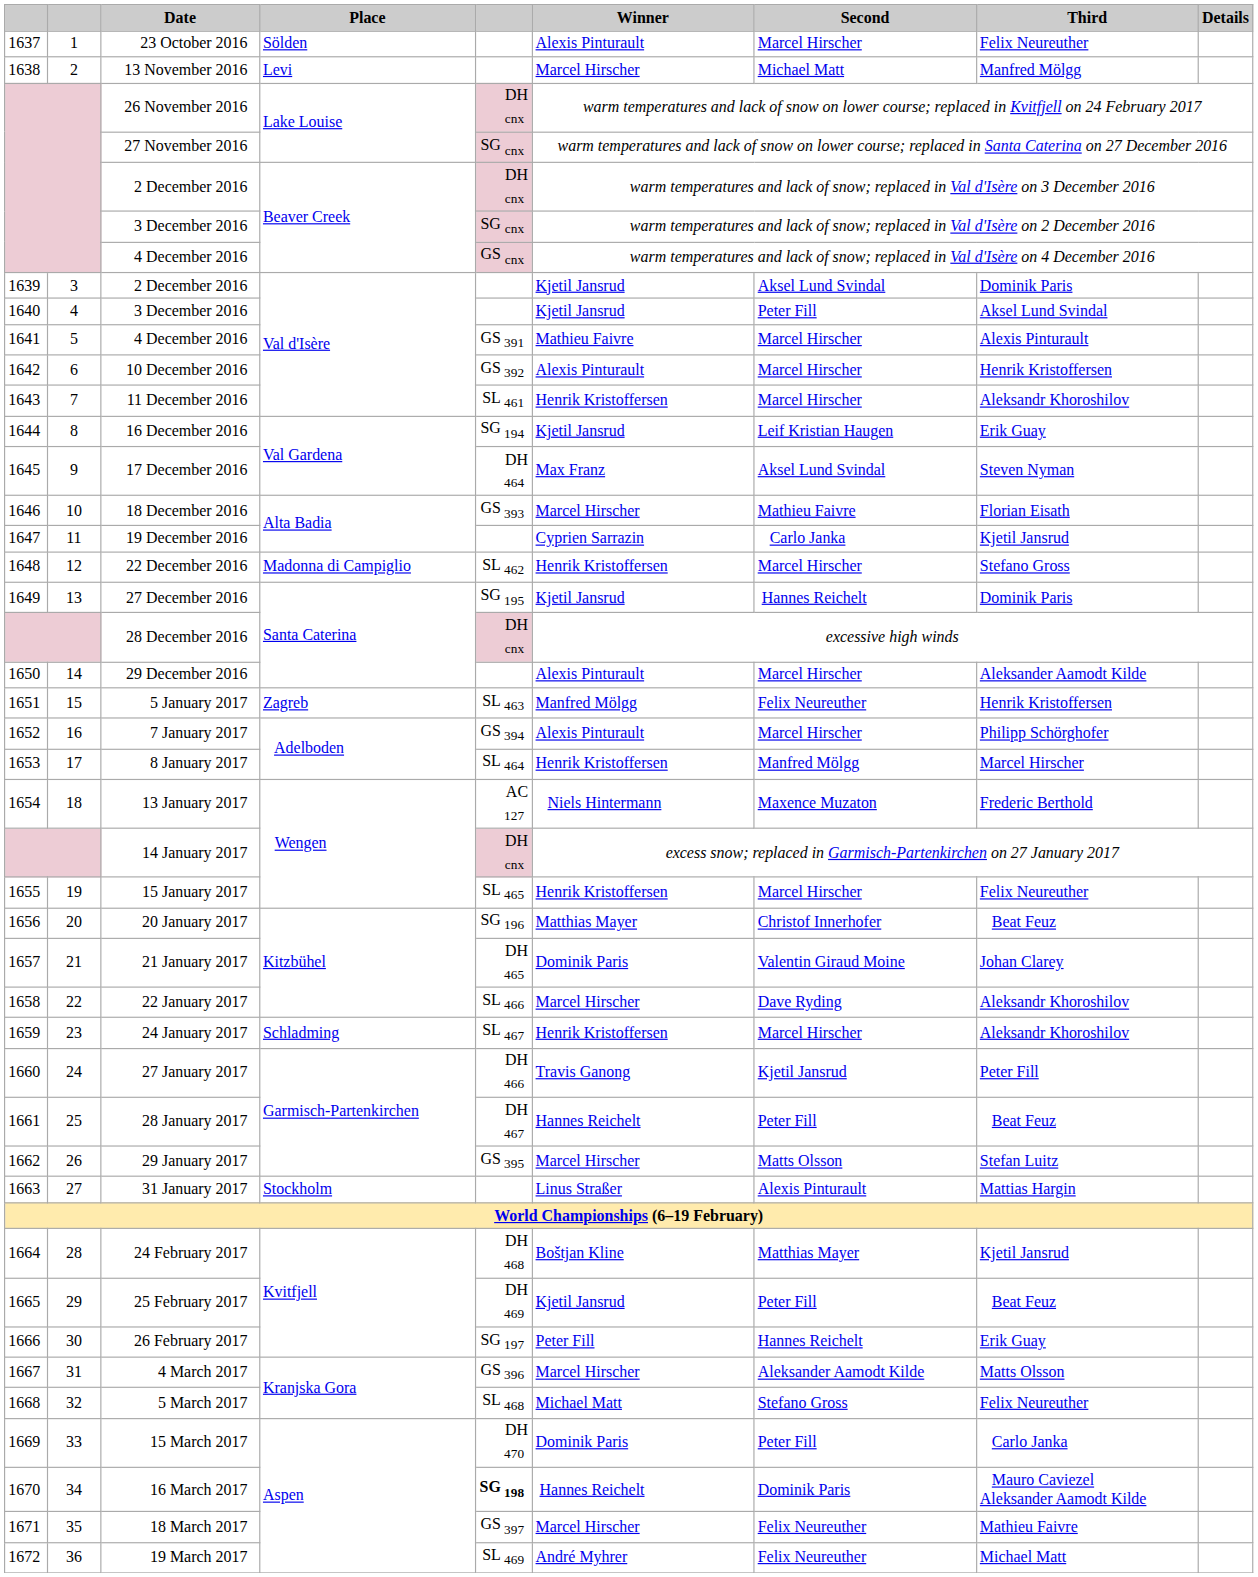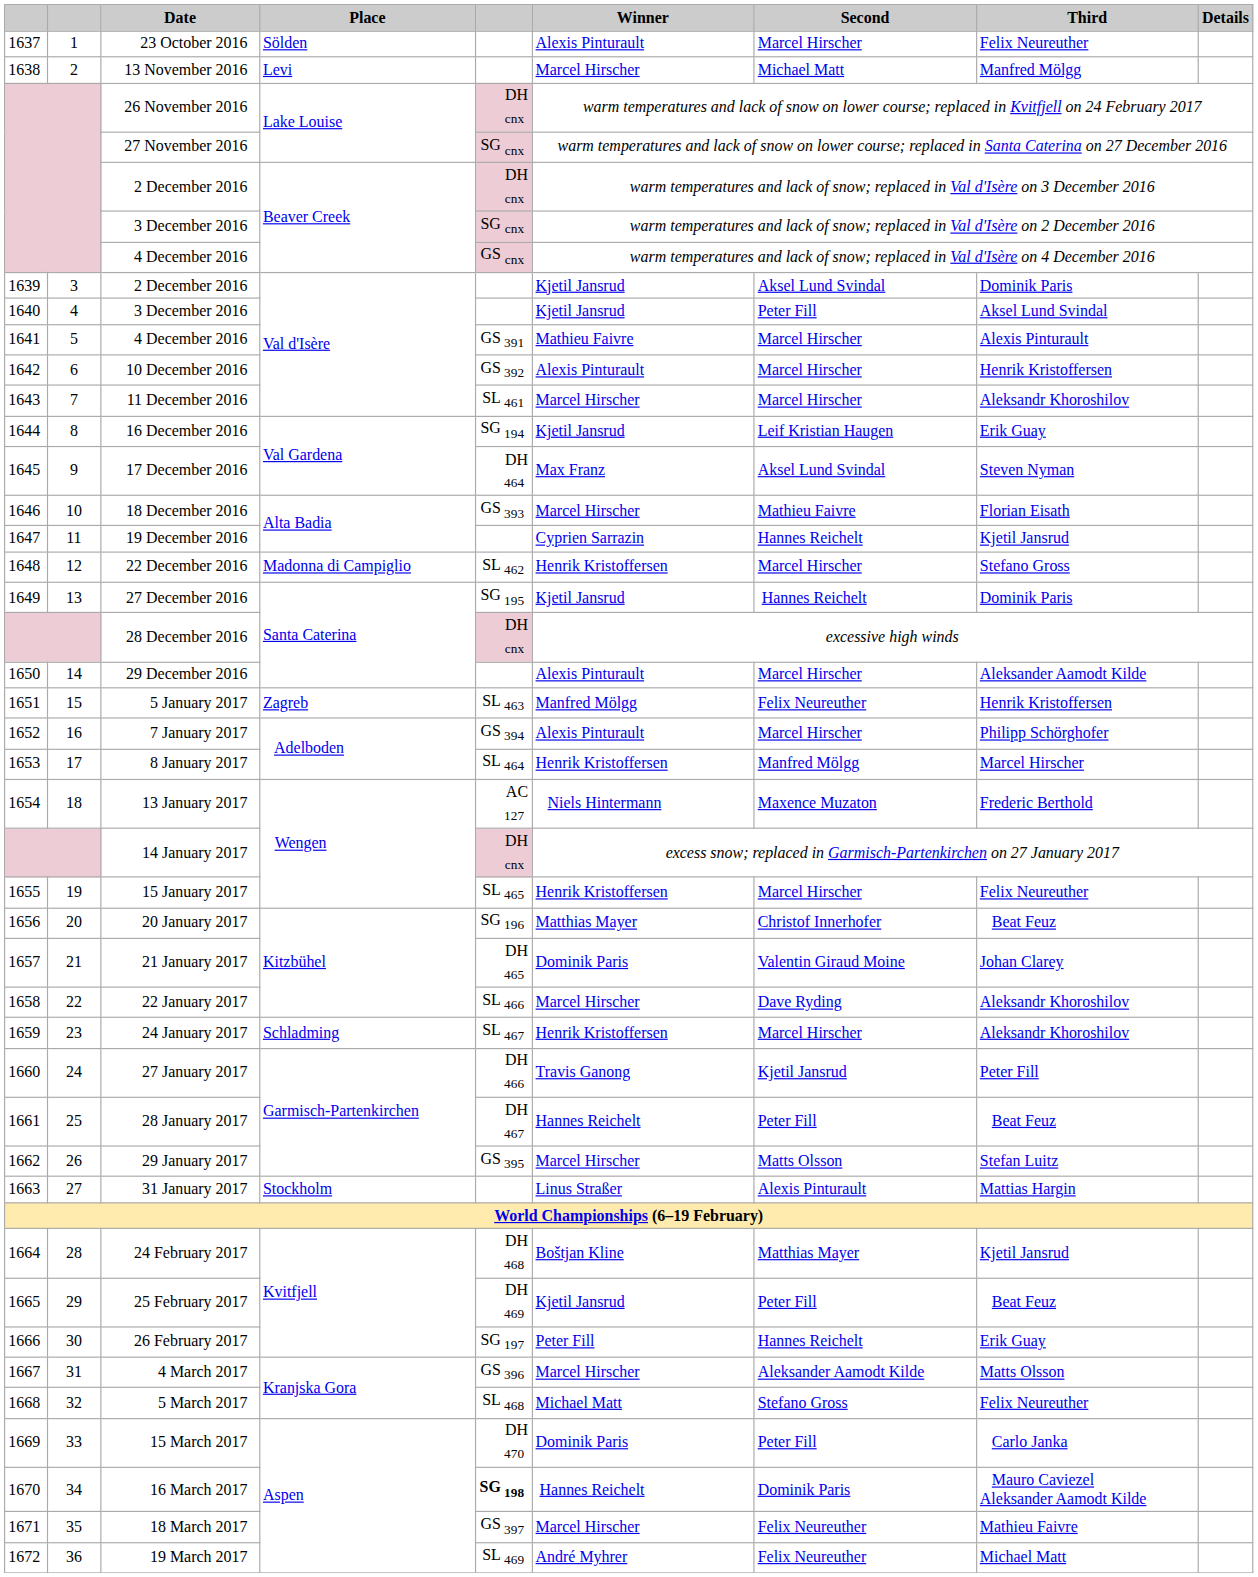(602, 400) Henrik Kristoffersen -> (588, 400) Marcel Hirscher
(802, 538) Carlo Janka -> (810, 538) Hannes Reichelt
